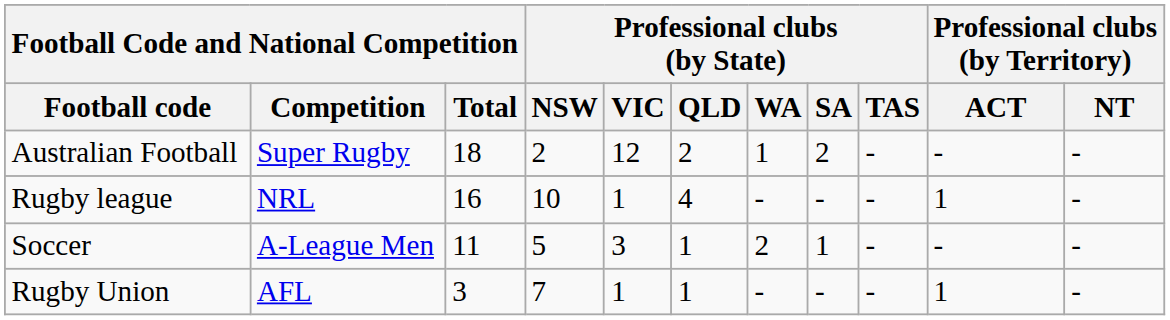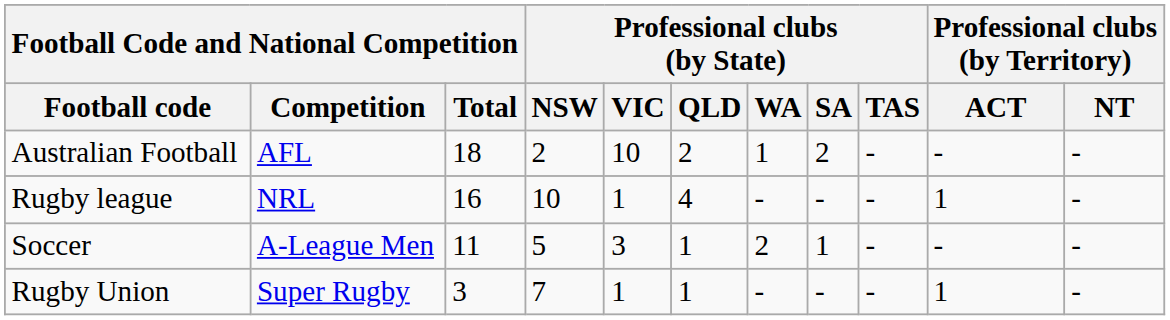(333, 152) Super Rugby -> (284, 152) AFL
(626, 152) 12 -> (626, 152) 10
(284, 291) AFL -> (333, 291) Super Rugby
